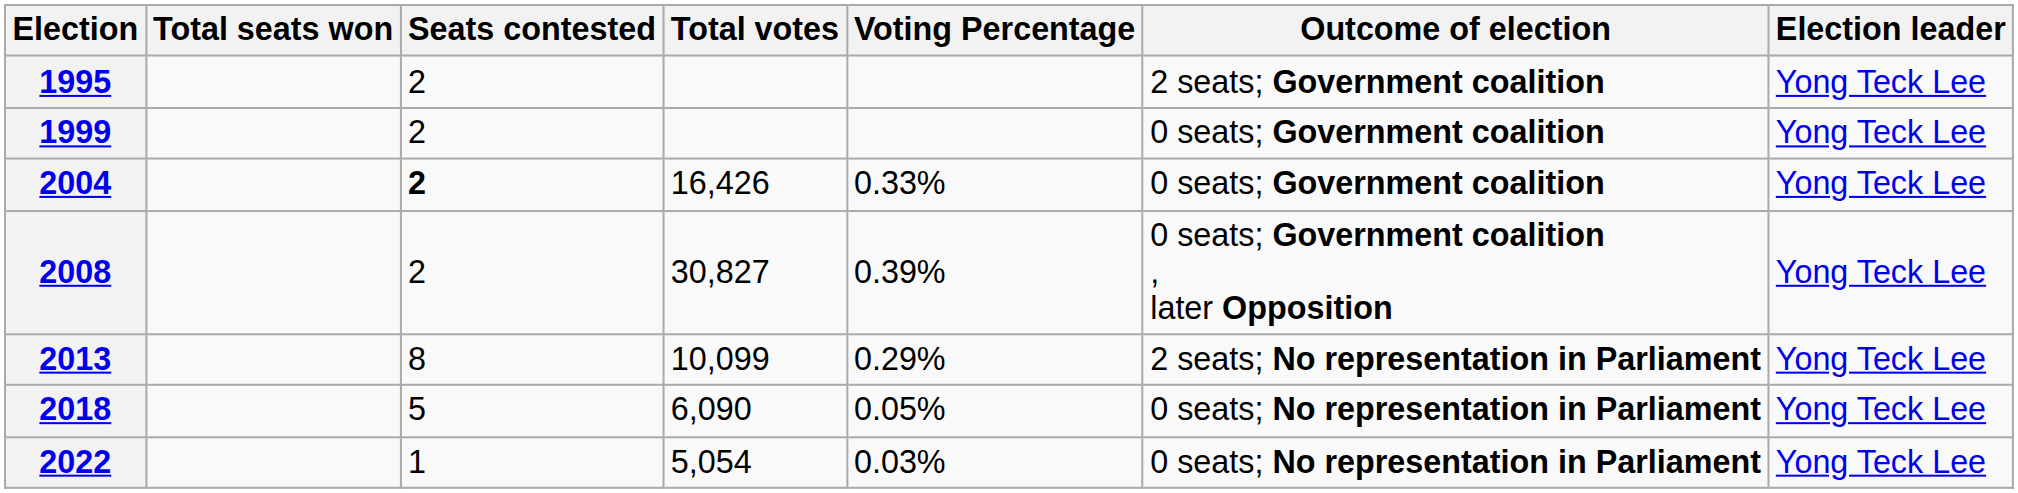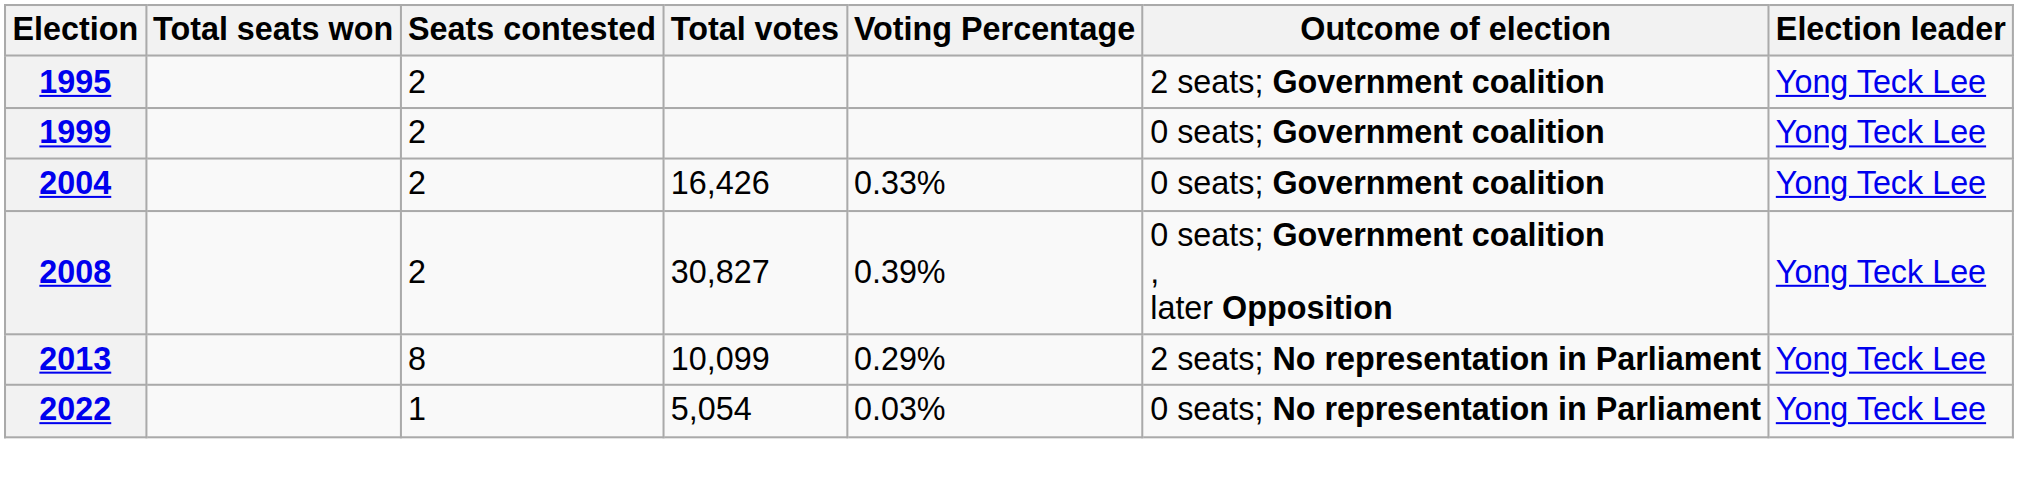(417, 183) bold -> (417, 183) normal
- row: (75, 410)
